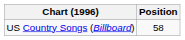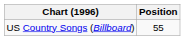(158, 27) 58 -> (158, 27) 55
